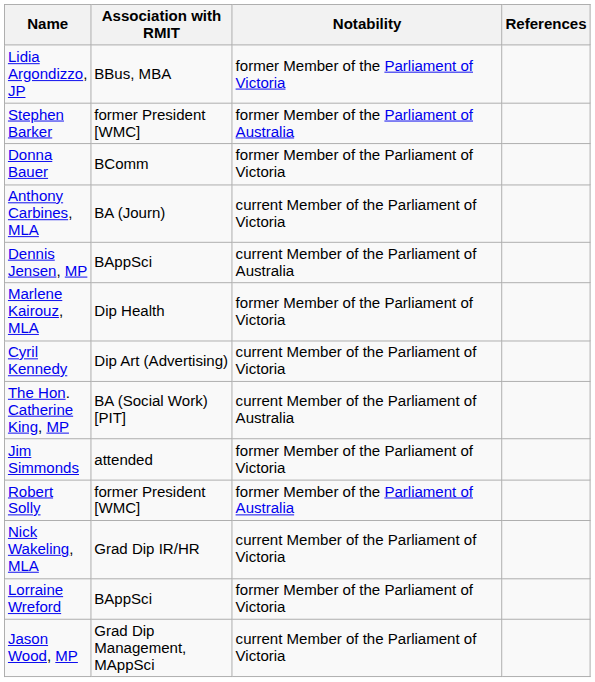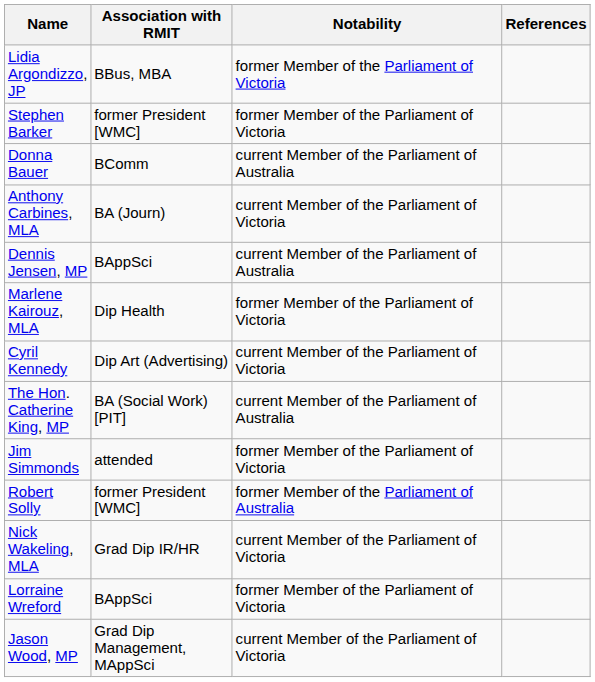(354, 123) former Member of the Parliament of Australia -> (354, 123) former Member of the Parliament of Victoria
(354, 164) former Member of the Parliament of Victoria -> (356, 164) current Member of the Parliament of Australia
